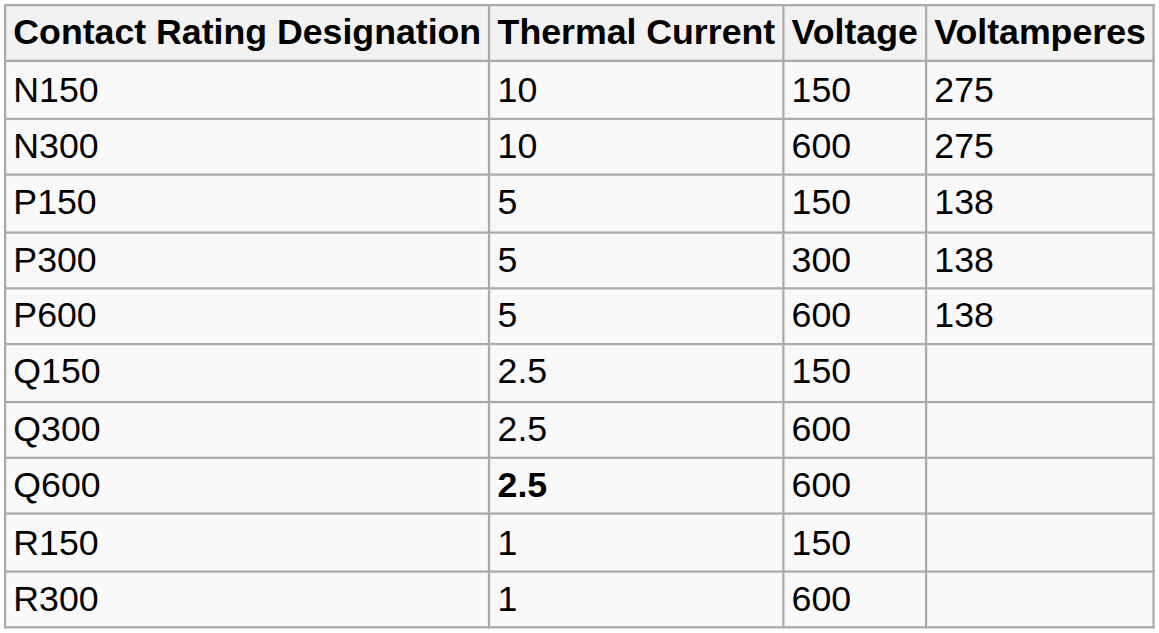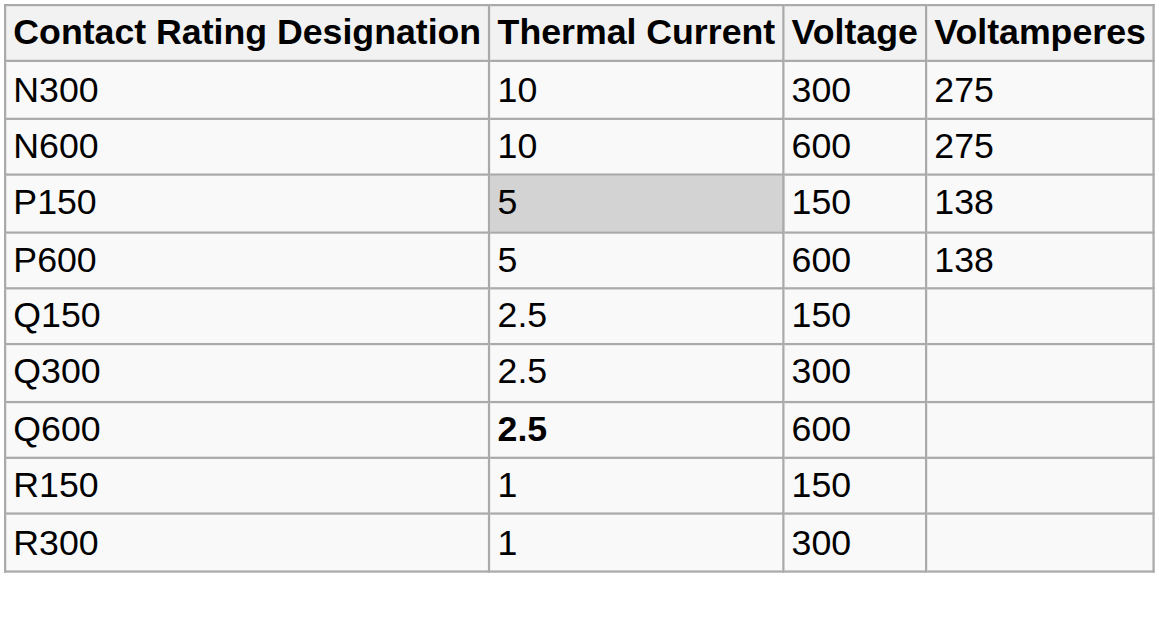- row: (56, 89)
(821, 145) 600 -> (821, 89) 300
+ row: (56, 145)
(508, 202) no background -> (508, 202) lightgrey background
- row: (55, 259)
(821, 428) 600 -> (821, 372) 300
(821, 598) 600 -> (821, 542) 300
